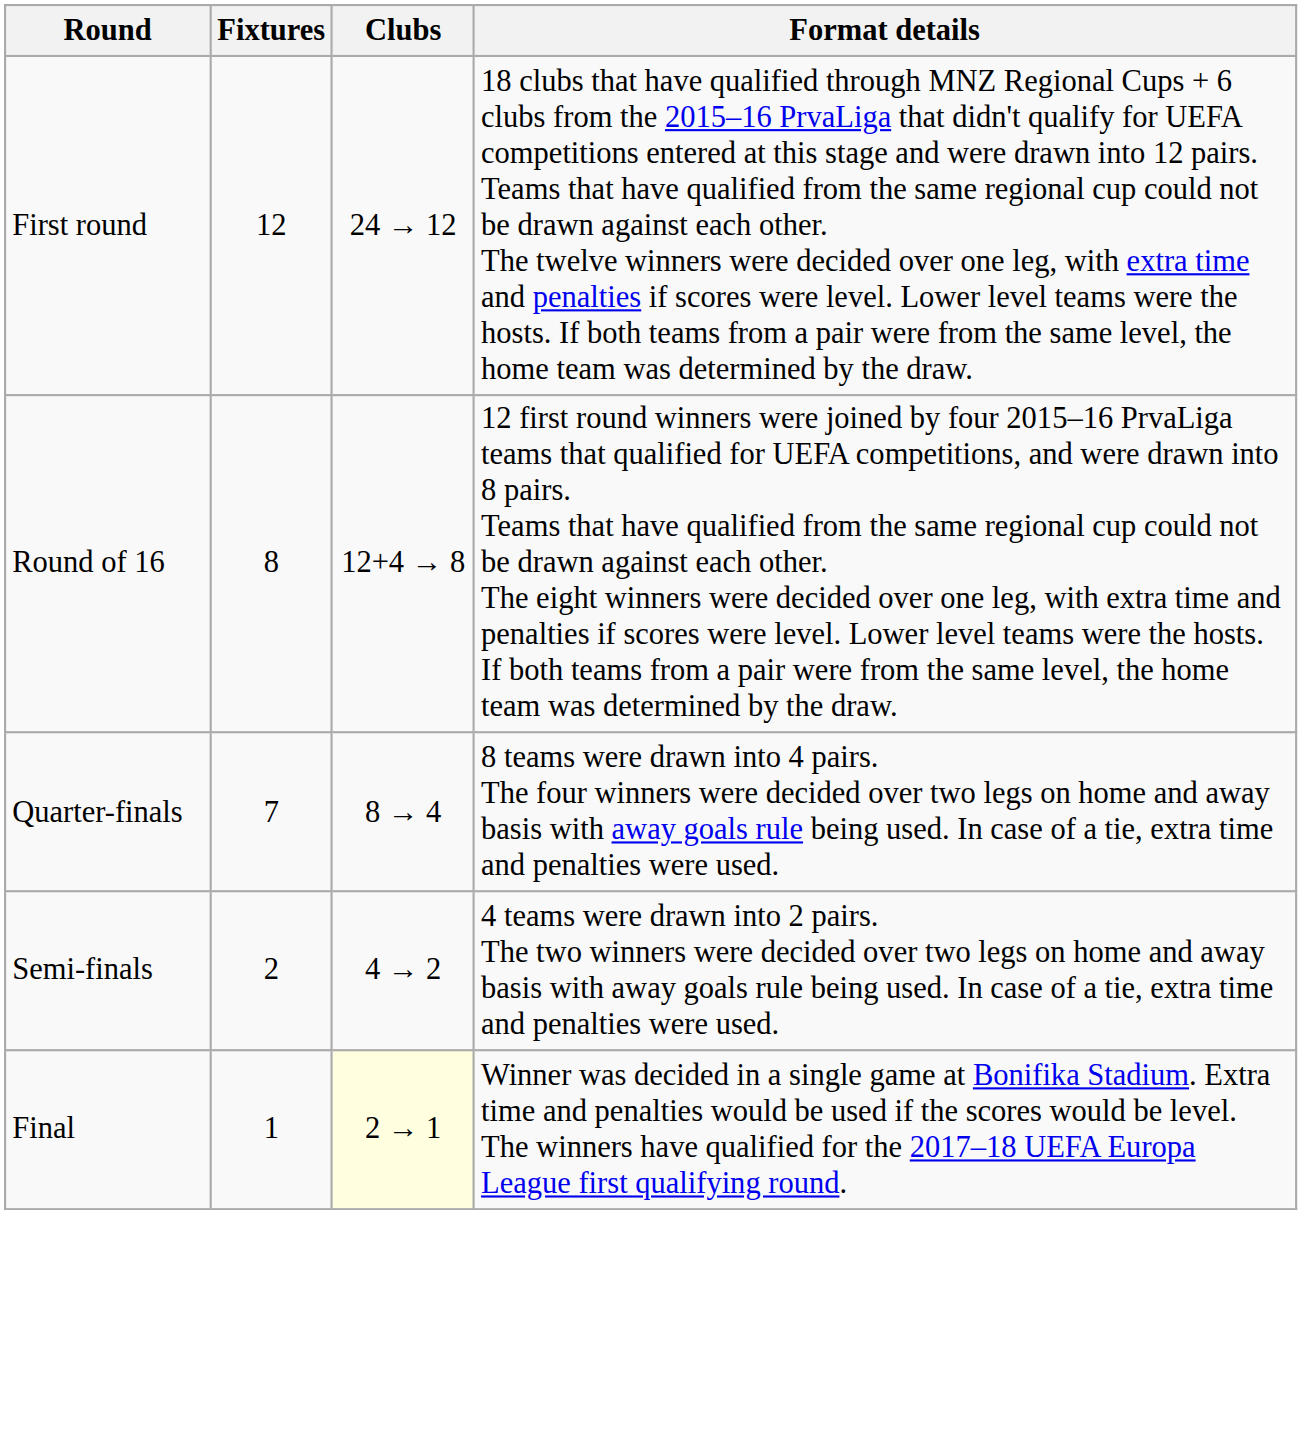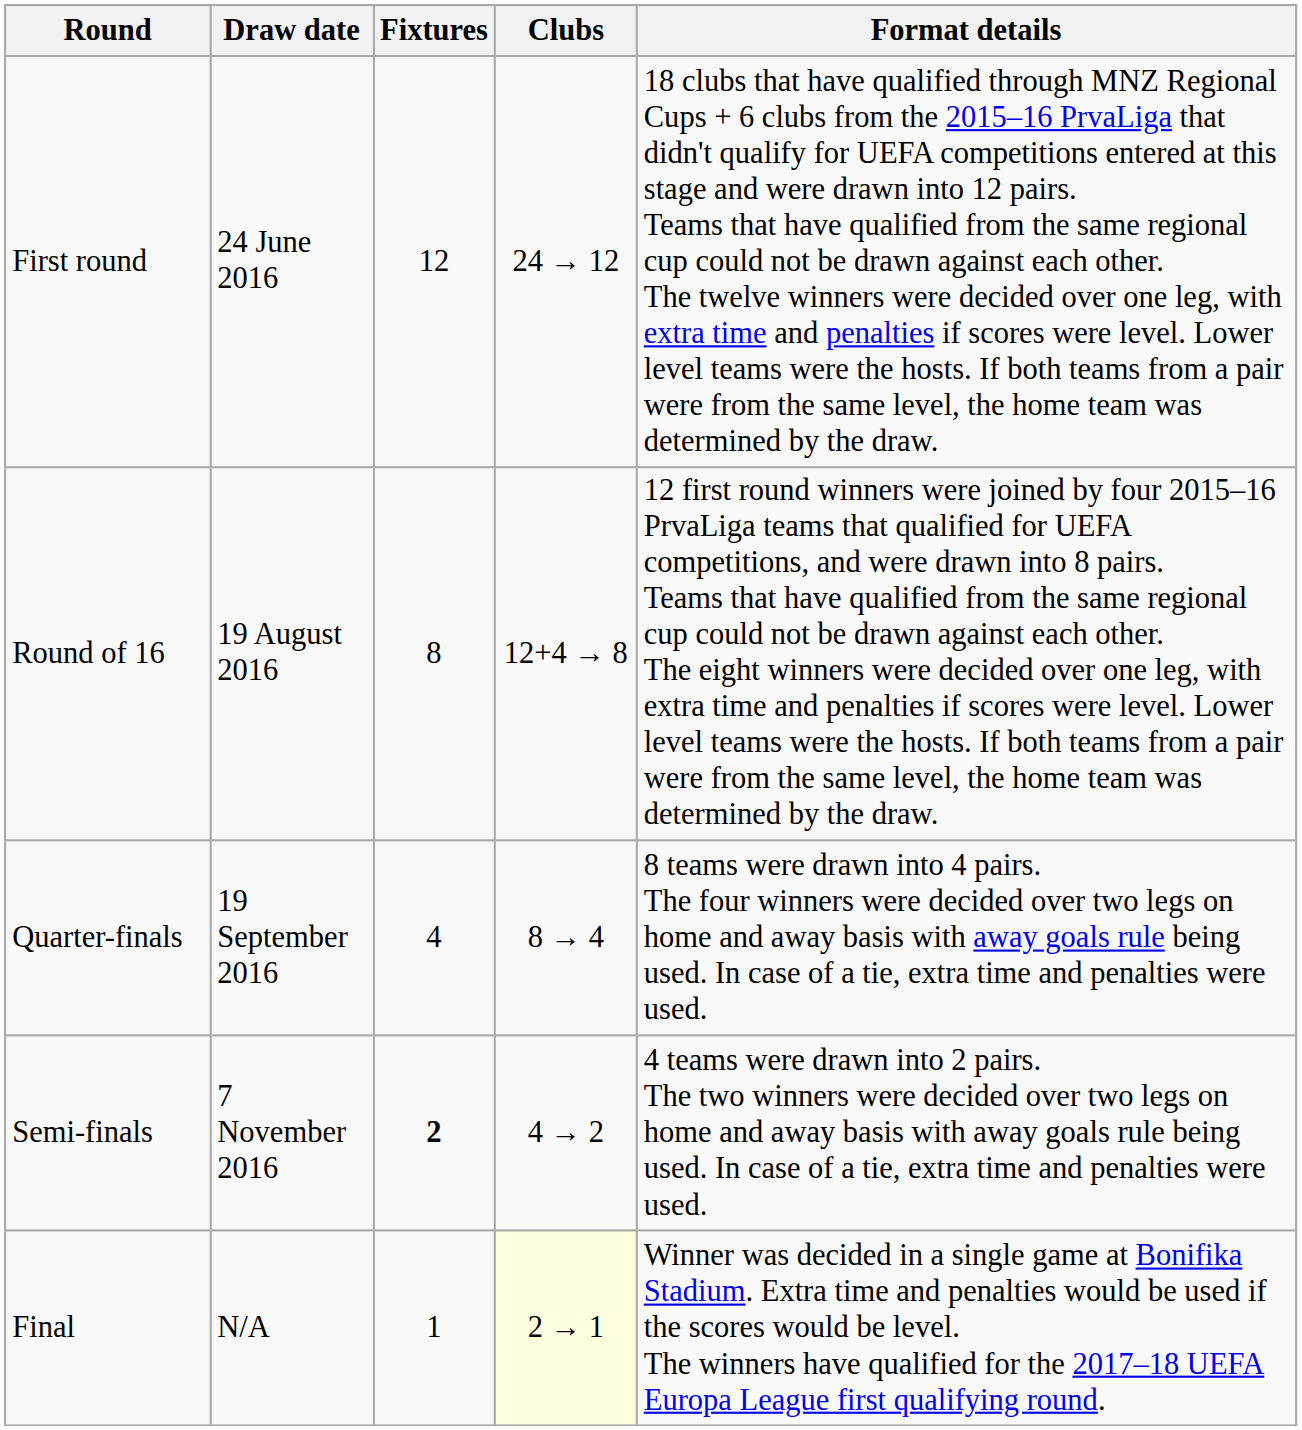+ column: (292, 30)
(271, 811) 7 -> (434, 937) 4
(271, 970) normal -> (434, 1132) bold
